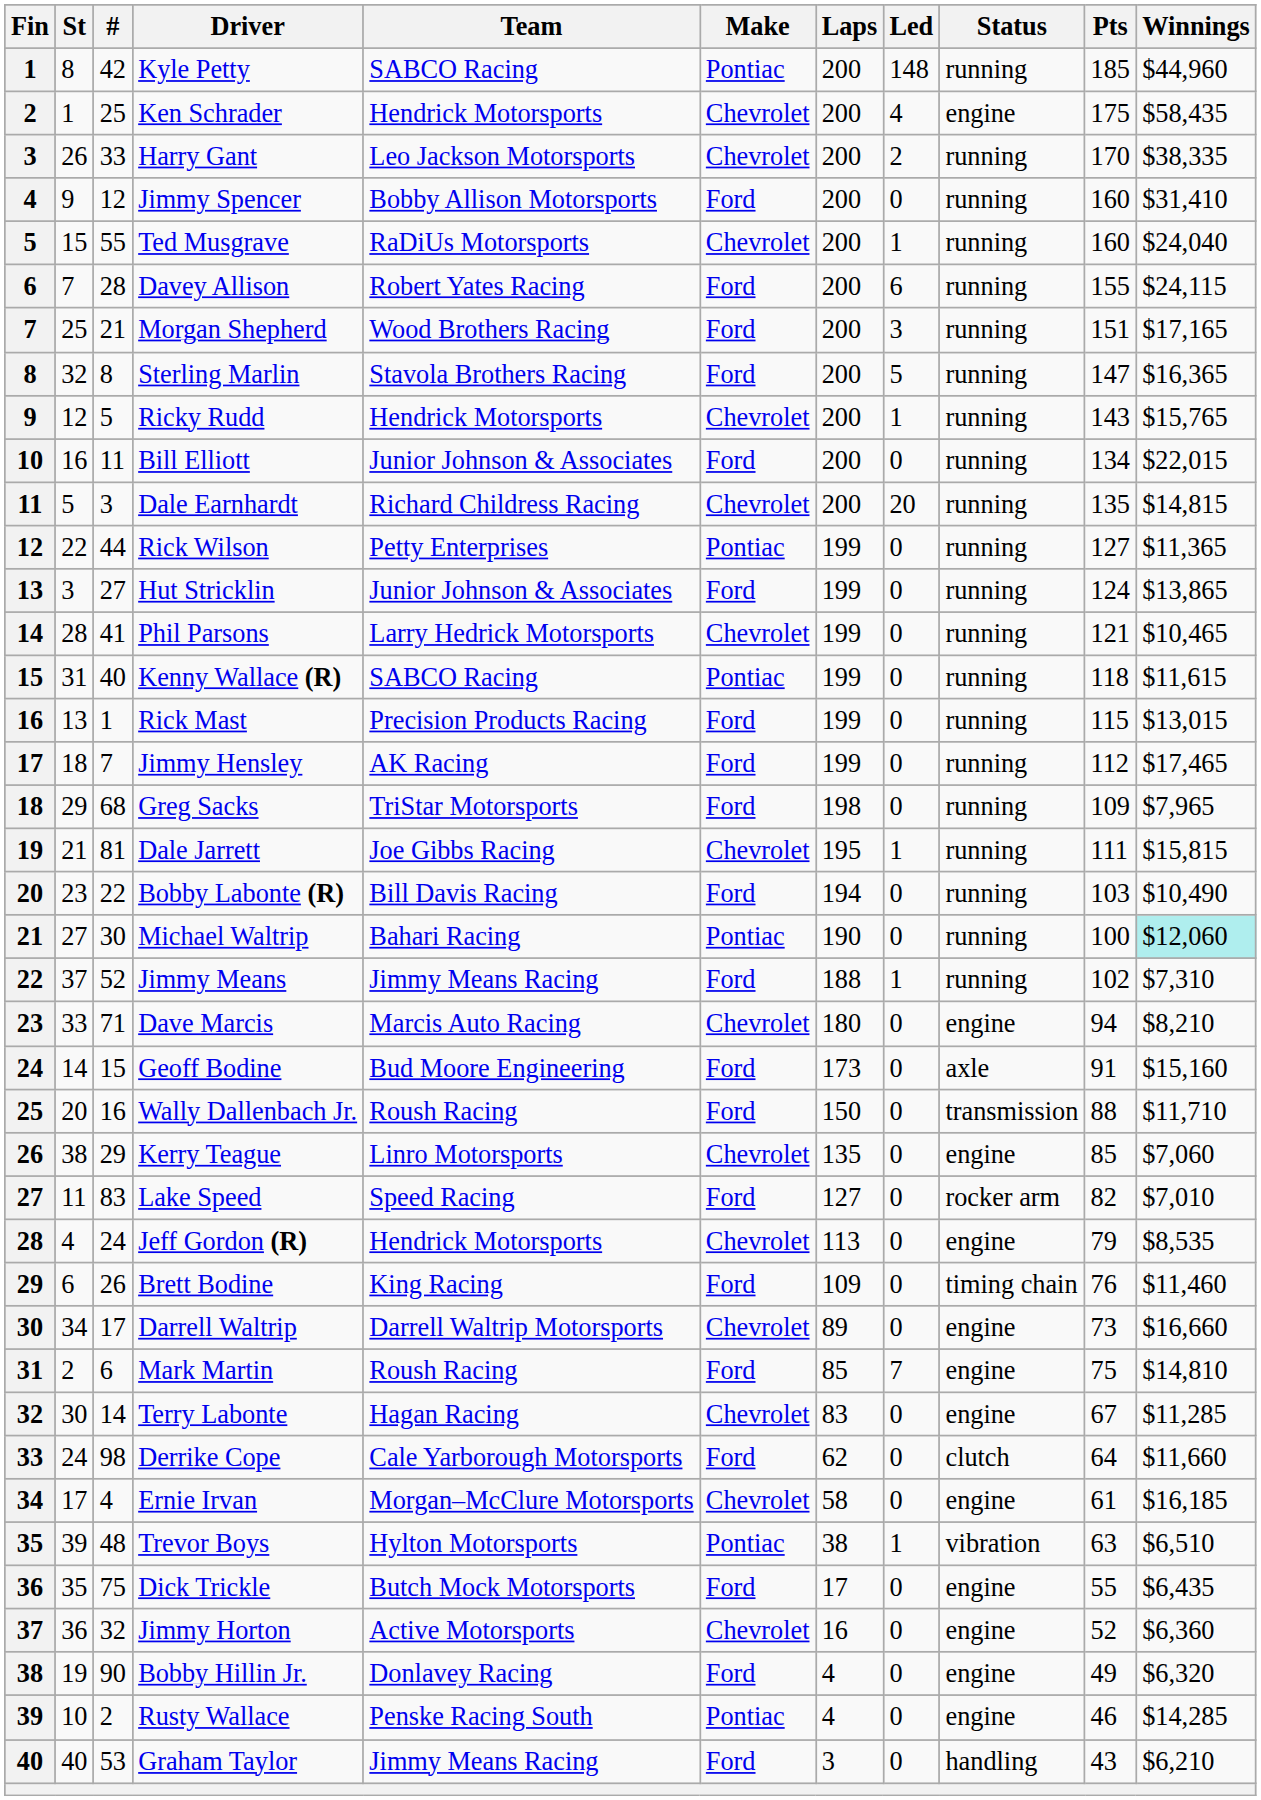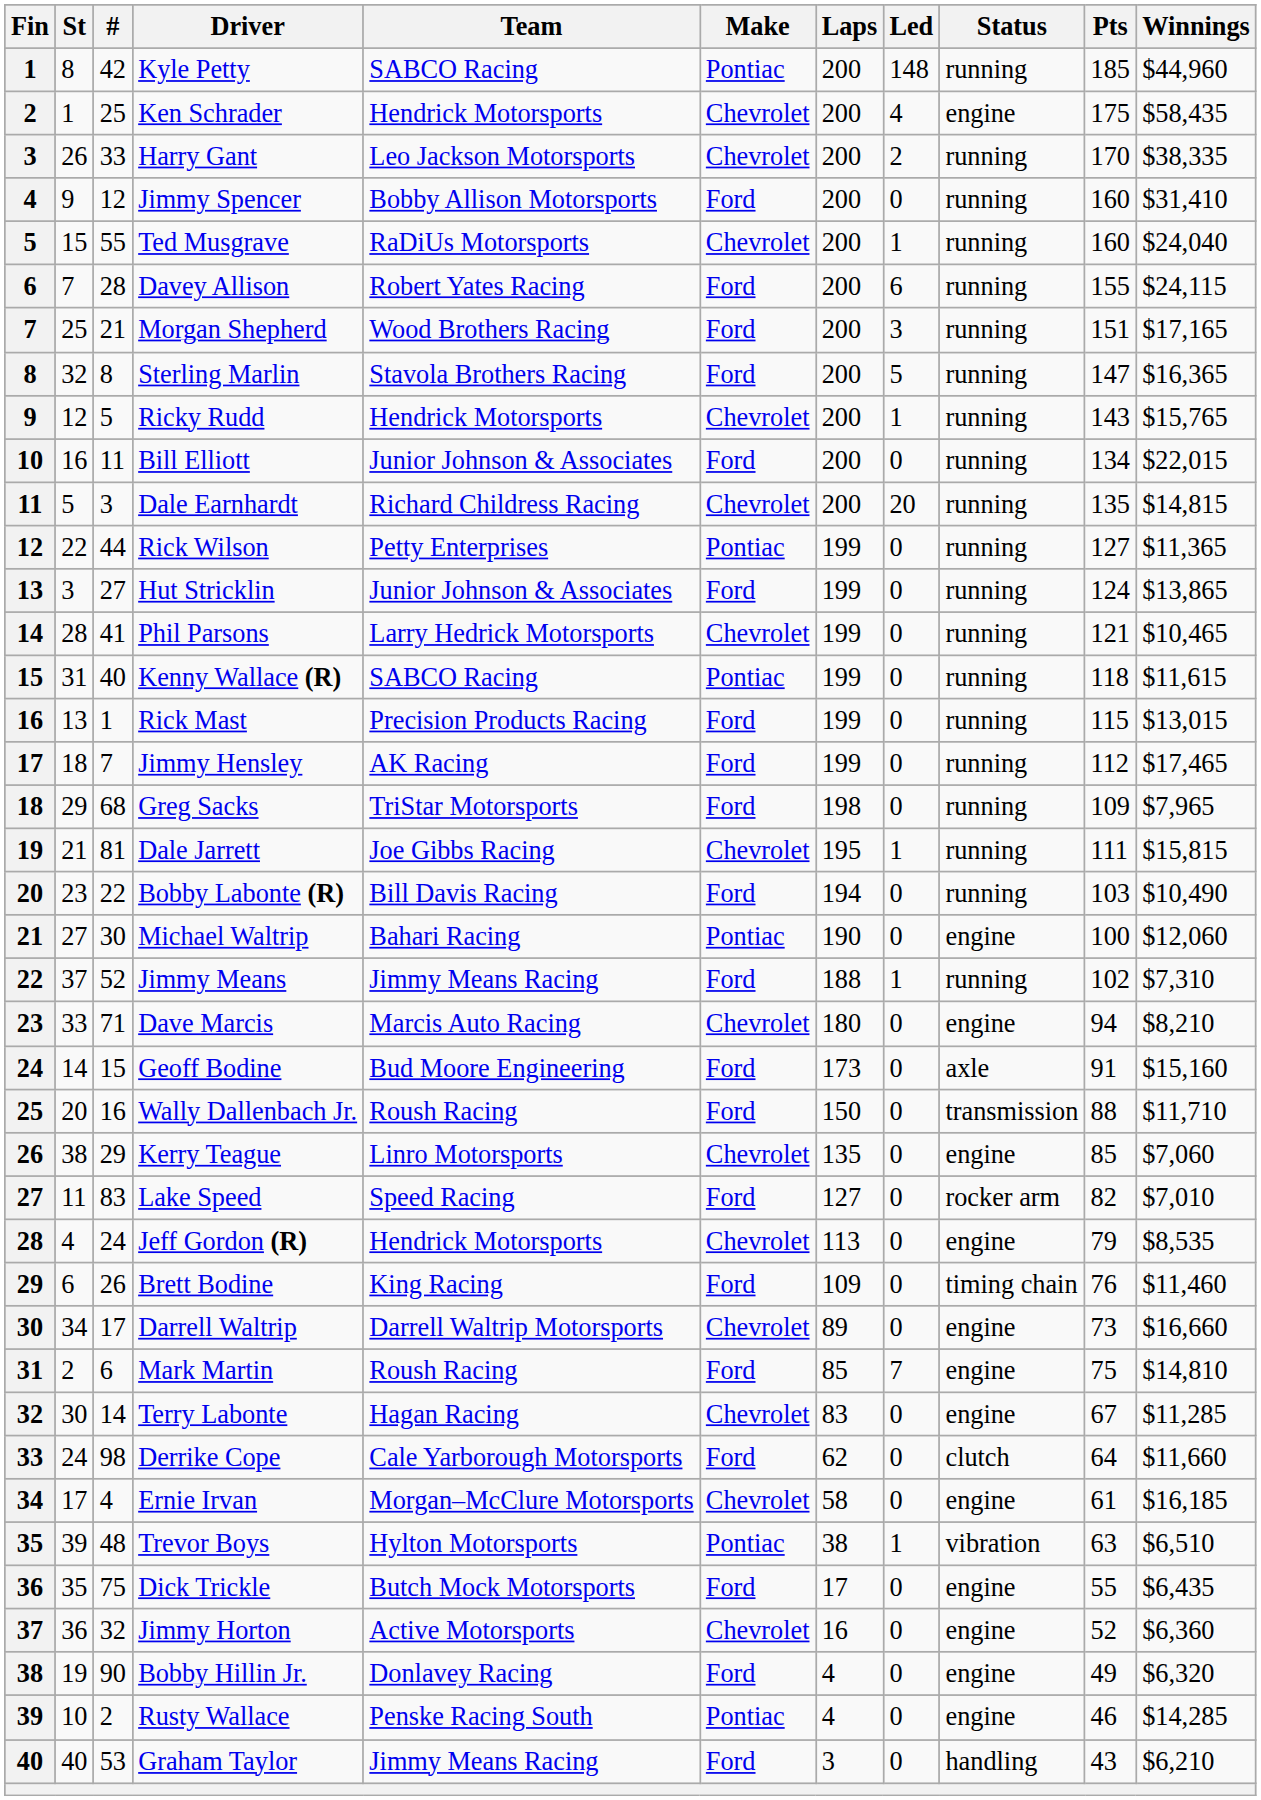(986, 936) running -> (980, 936) engine
(1185, 936) paleturquoise background -> (1185, 936) no background
